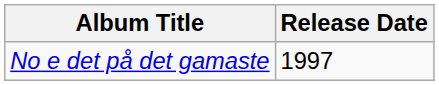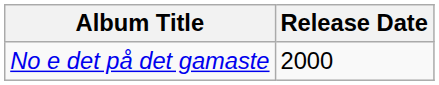(307, 60) 1997 -> (307, 60) 2000
